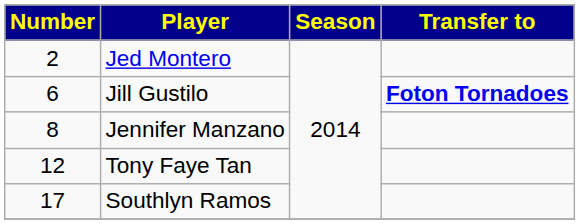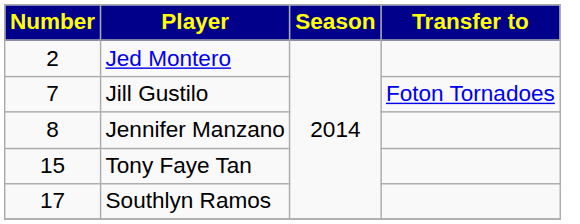(53, 93) 6 -> (53, 93) 7
(477, 93) bold -> (470, 93) normal
(53, 165) 12 -> (53, 165) 15
